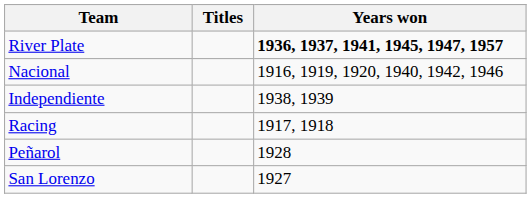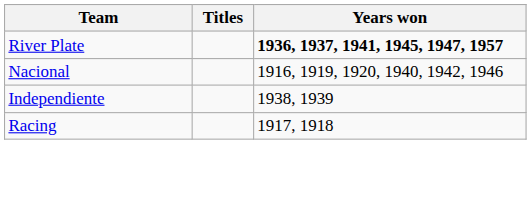- row: (34, 152)
- row: (52, 179)
